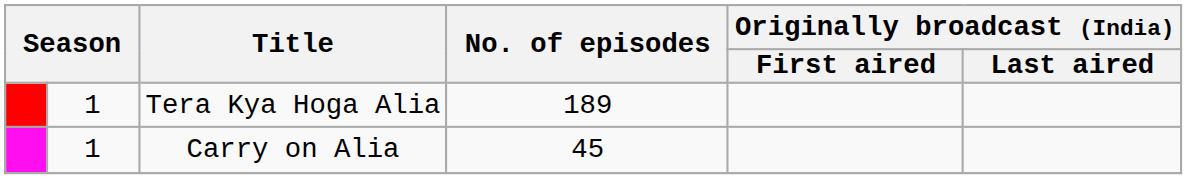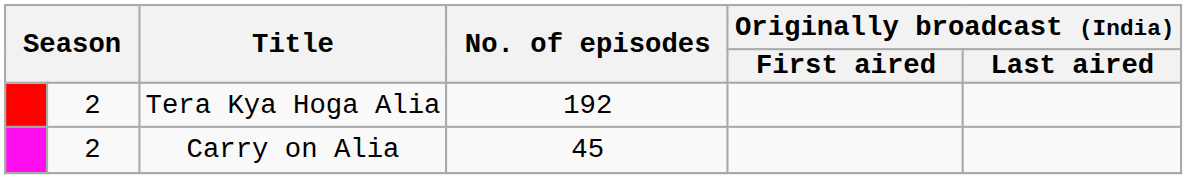(93, 105) 1 -> (93, 105) 2
(588, 105) 189 -> (588, 105) 192
(93, 150) 1 -> (93, 150) 2
